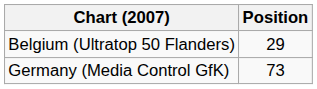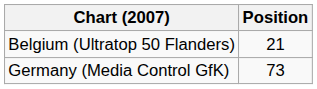(275, 44) 29 -> (275, 44) 21
